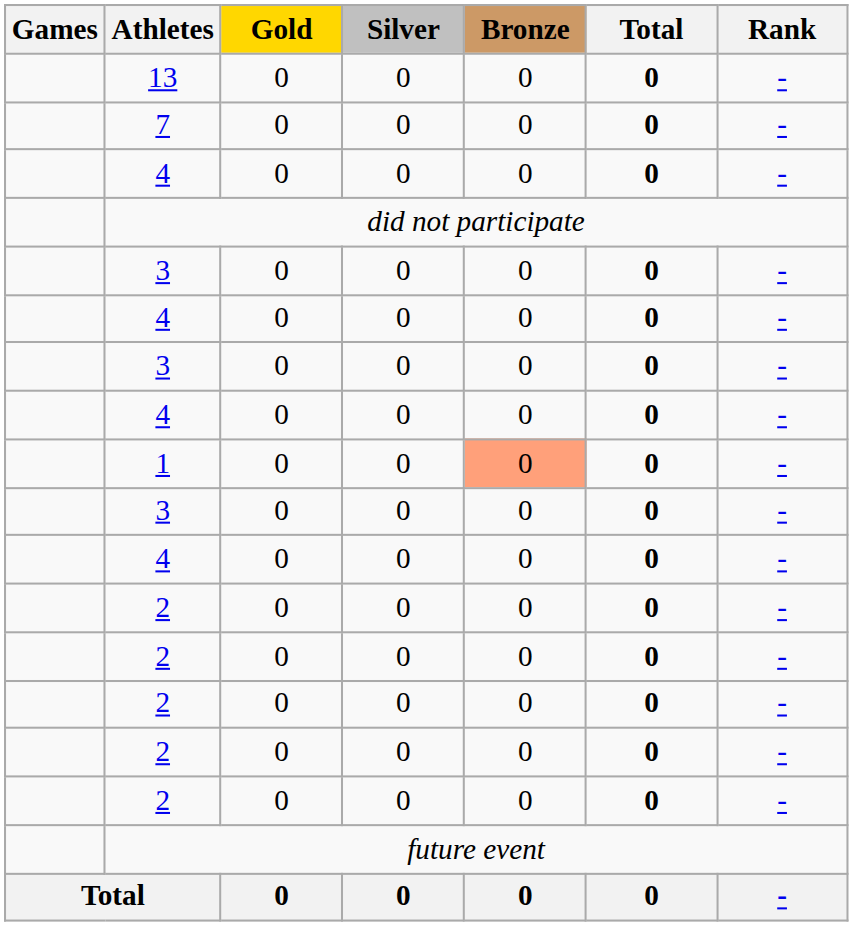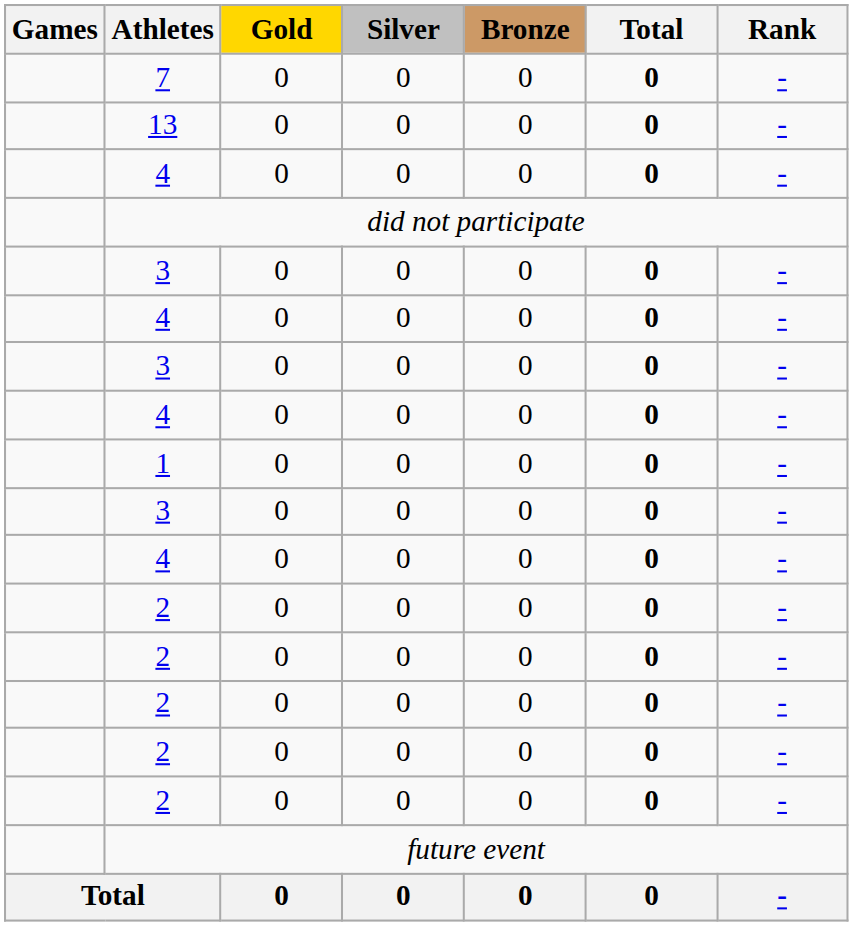rows swapped: (163, 77) <-> (163, 125)
(525, 462) lightsalmon background -> (525, 462) no background
